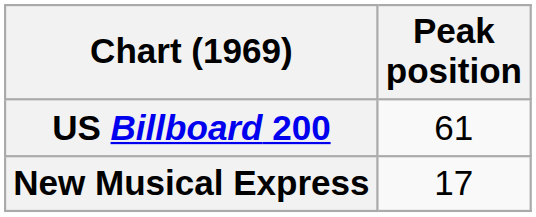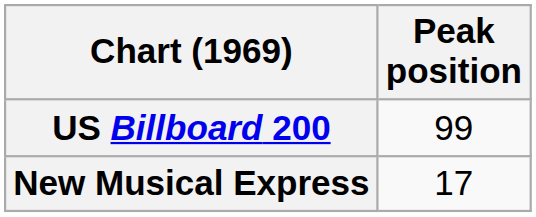(454, 127) 61 -> (454, 127) 99
